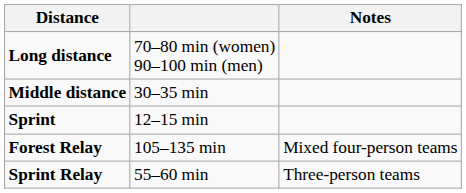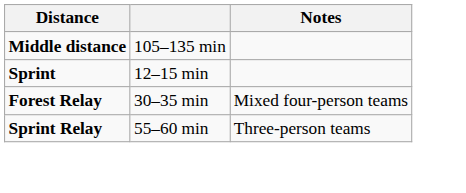- row: (60, 55)
(171, 92) 30–35 min -> (180, 45) 105–135 min
(180, 147) 105–135 min -> (171, 100) 30–35 min
